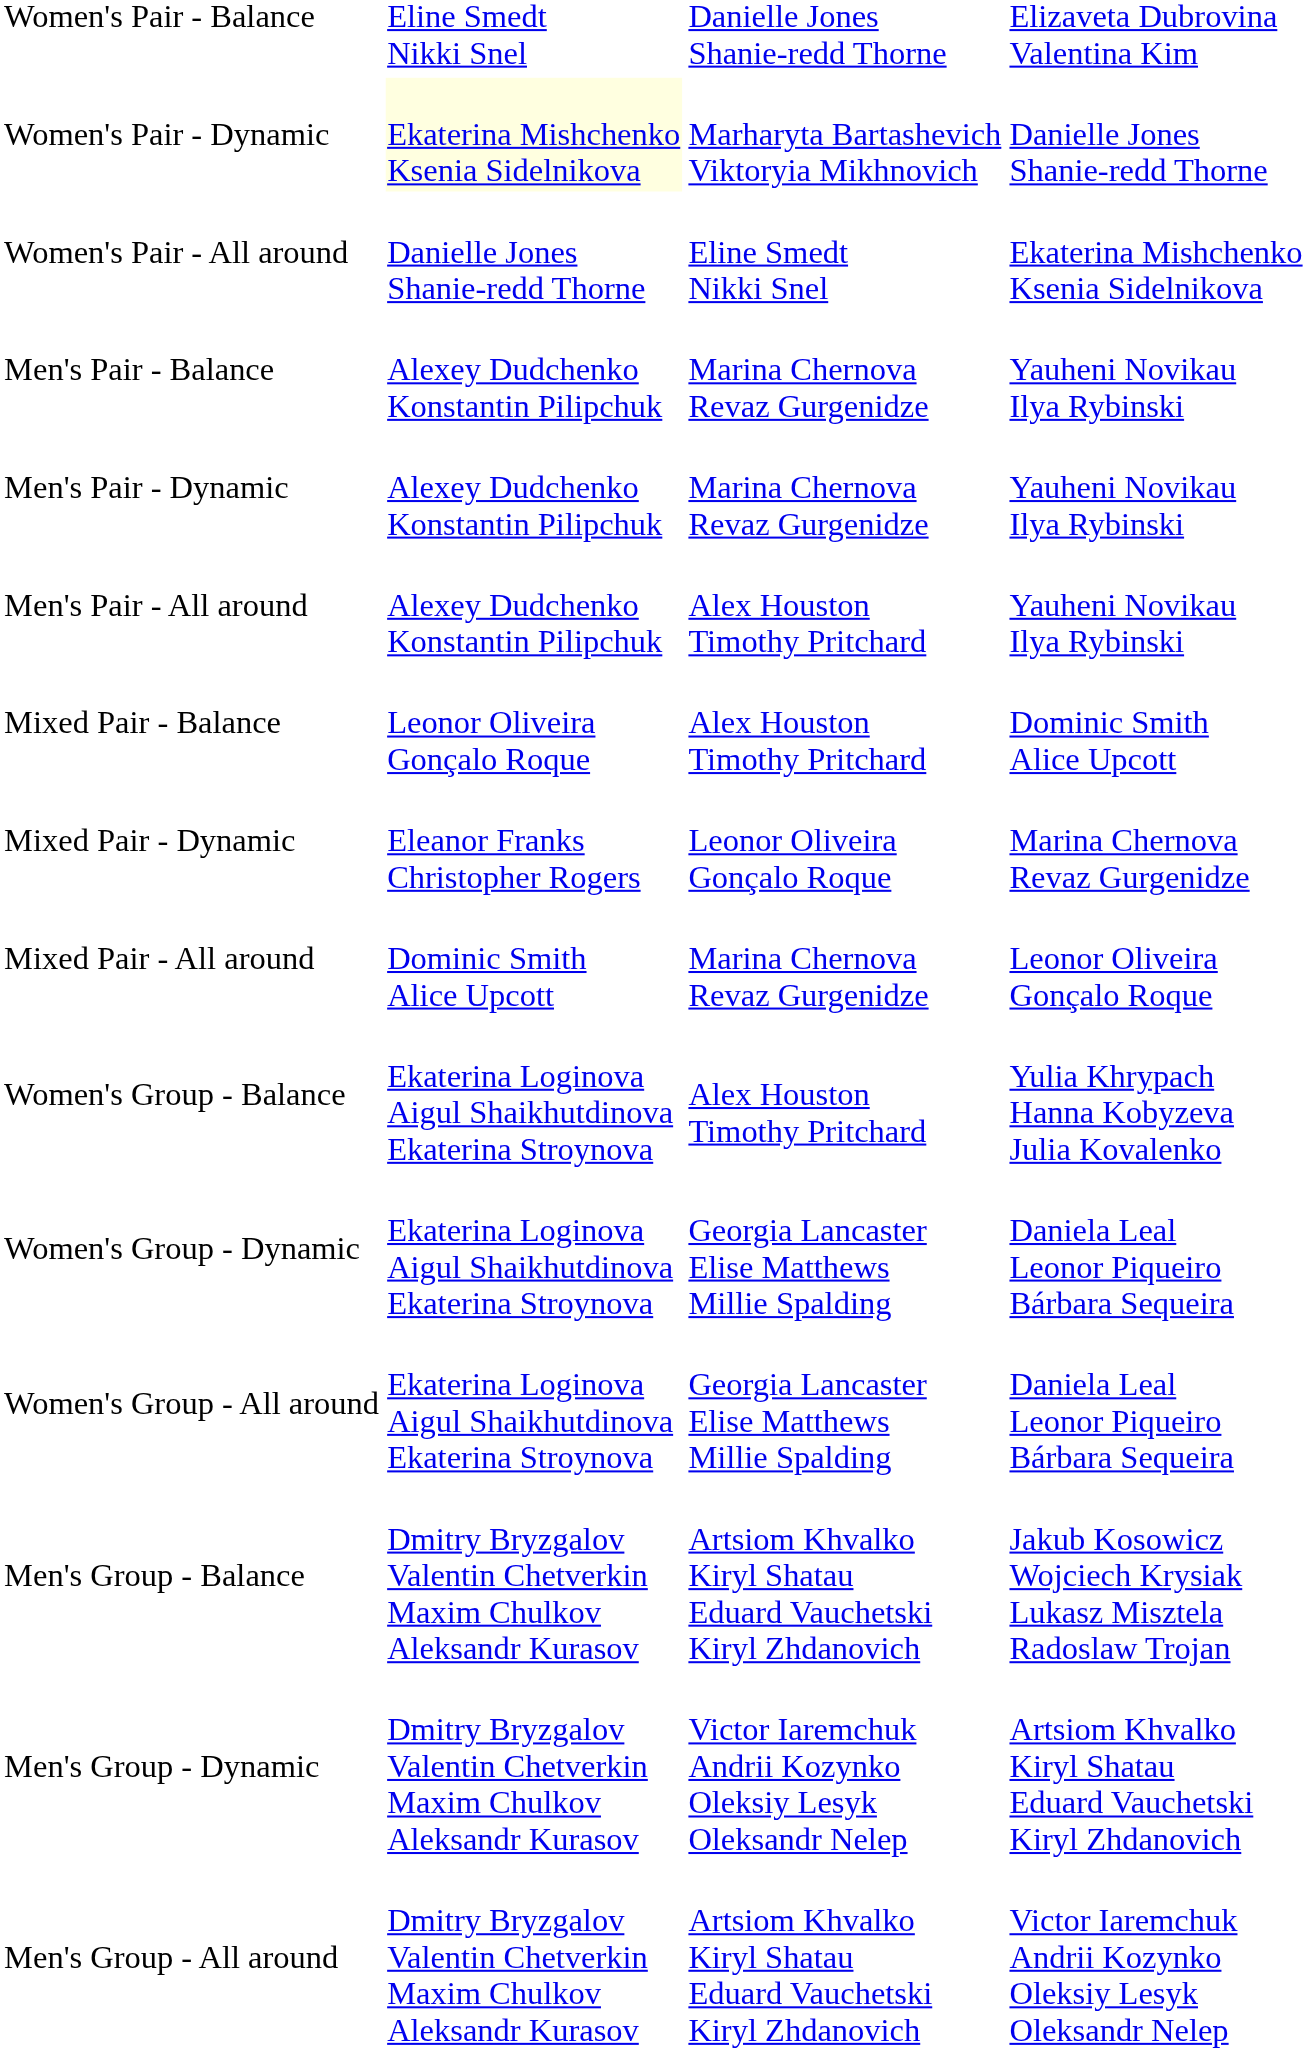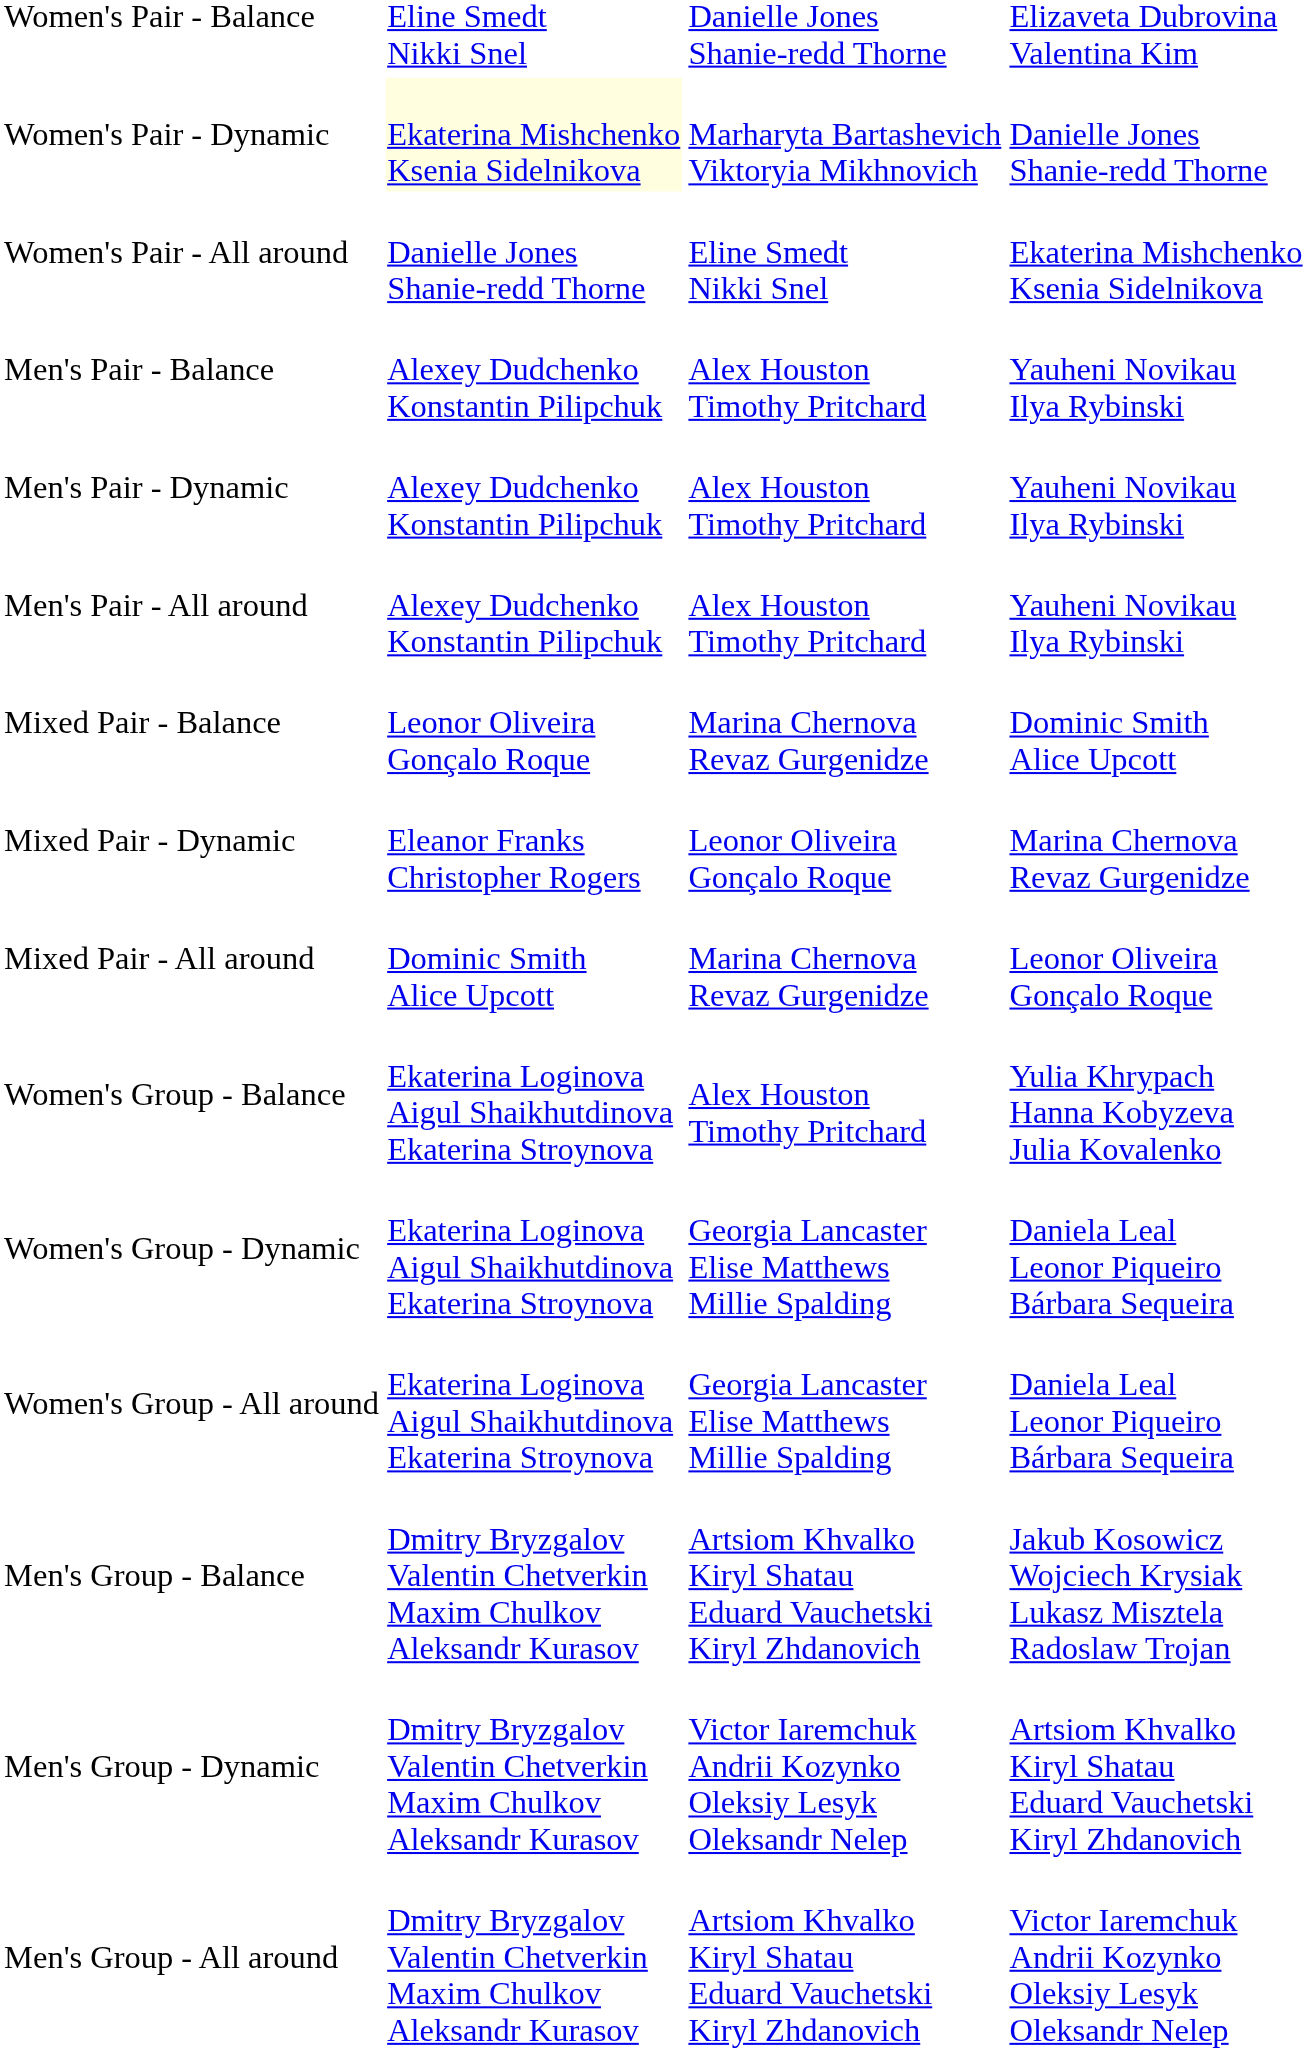(808, 387) Marina Chernova Revaz Gurgenidze -> (807, 387) Alex Houston Timothy Pritchard
(808, 505) Marina Chernova Revaz Gurgenidze -> (807, 505) Alex Houston Timothy Pritchard
(807, 741) Alex Houston Timothy Pritchard -> (808, 741) Marina Chernova Revaz Gurgenidze
